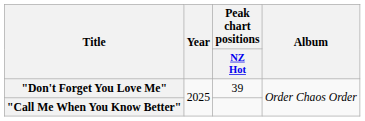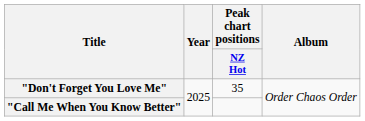(237, 88) 39 -> (237, 88) 35
